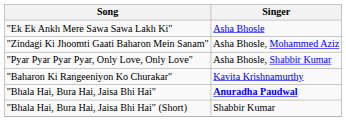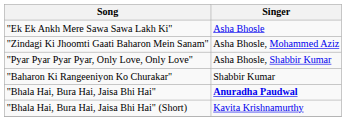(258, 76) Kavita Krishnamurthy -> (244, 76) Shabbir Kumar
(244, 108) Shabbir Kumar -> (258, 108) Kavita Krishnamurthy
